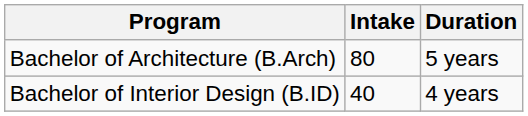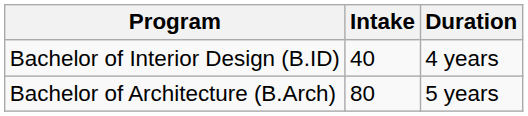rows swapped: (173, 57) <-> (175, 93)
